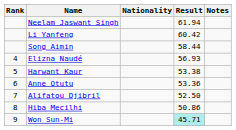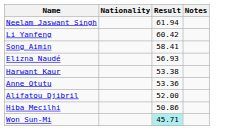- column: (15, 11)
(189, 47) 58.44 -> (167, 47) 58.41
(189, 96) 52.50 -> (167, 96) 52.00
